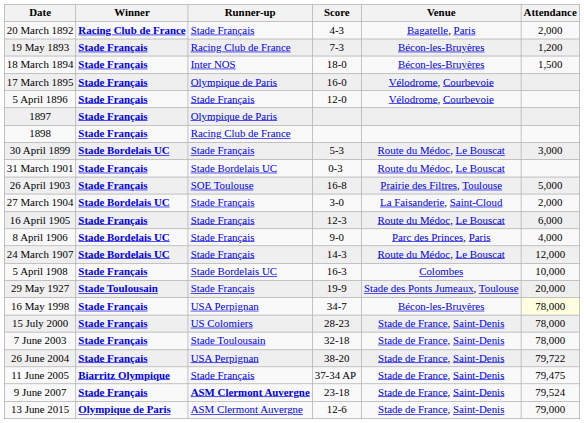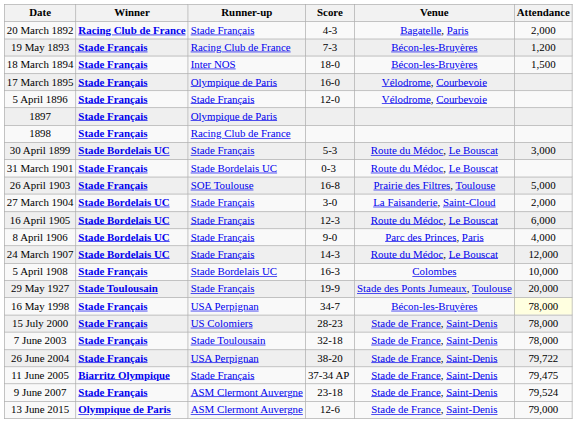(113, 220) Stade Français -> (124, 220) Stade Bordelais UC
(250, 392) bold -> (247, 392) normal
